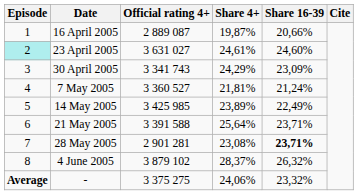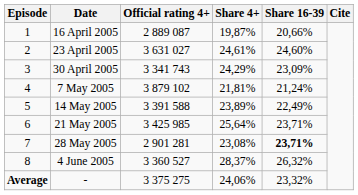(27, 50) paleturquoise background -> (27, 50) no background
(167, 87) 3 360 527 -> (167, 87) 3 879 102
(167, 106) 3 425 985 -> (167, 106) 3 391 588
(167, 124) 3 391 588 -> (167, 124) 3 425 985
(167, 161) 3 879 102 -> (167, 161) 3 360 527
